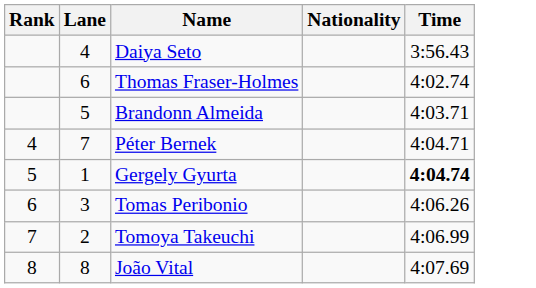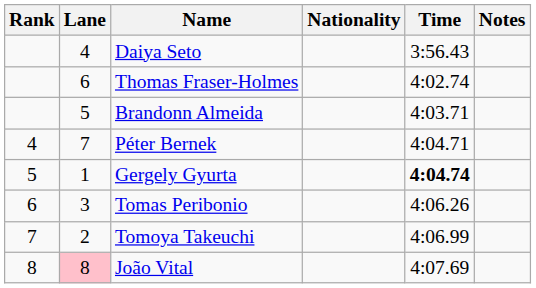+ column: (502, 19)
(85, 267) no background -> (85, 267) pink background
